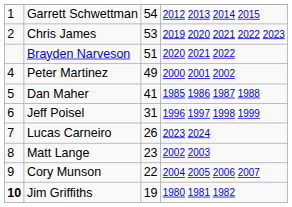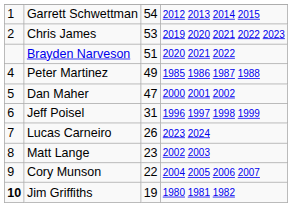(199, 74) 2000 2001 2002 -> (211, 74) 1985 1986 1987 1988
(151, 93) 41 -> (151, 93) 47
(211, 93) 1985 1986 1987 1988 -> (199, 93) 2000 2001 2002
